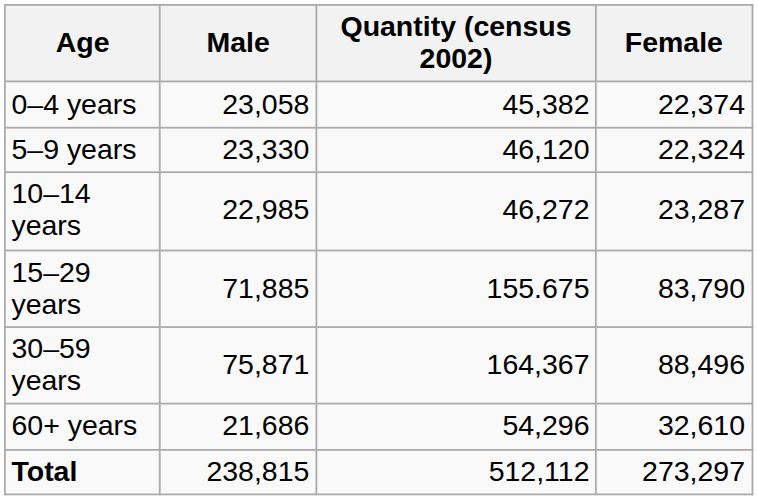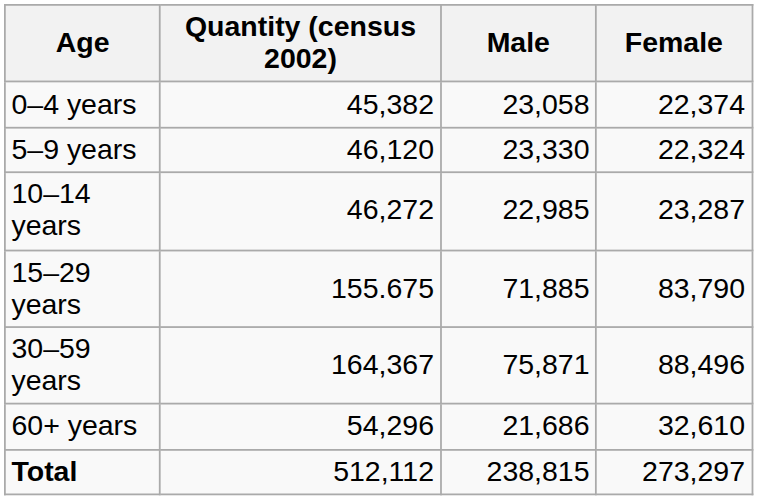columns swapped: (456, 43) <-> (238, 43)
